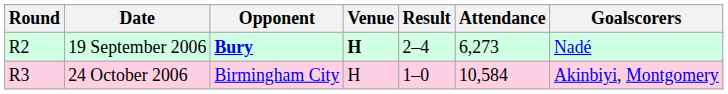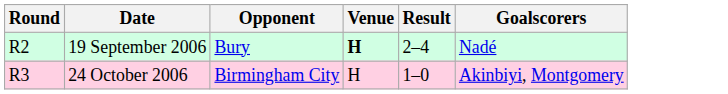- column: (502, 18)
(234, 46) bold -> (232, 46) normal
